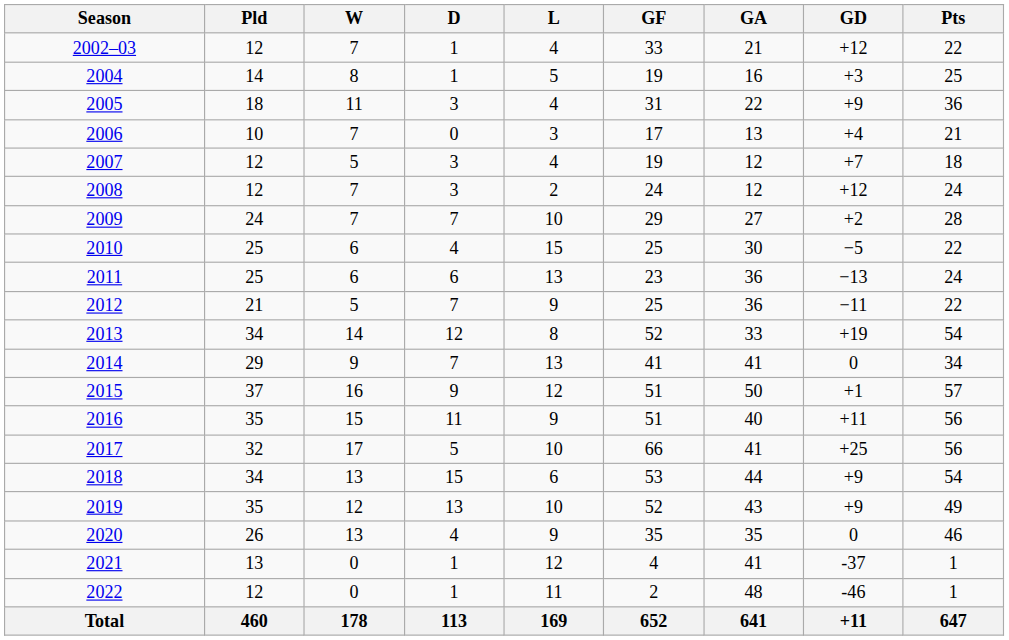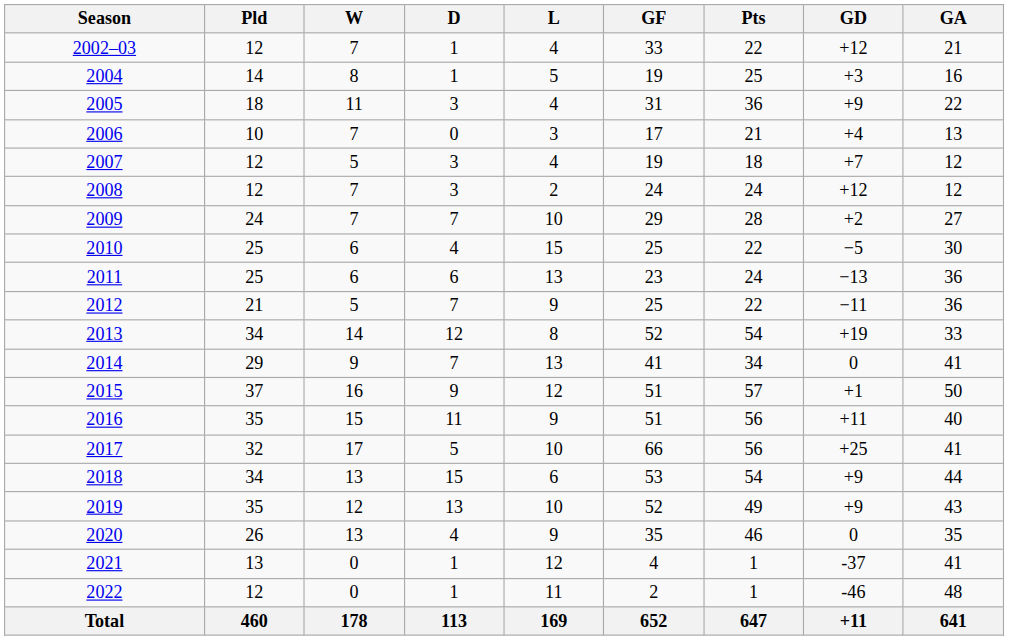columns swapped: (754, 18) <-> (953, 18)
